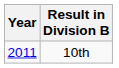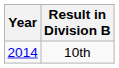(22, 52) 2011 -> (23, 52) 2014
